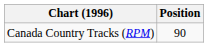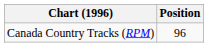(180, 32) 90 -> (180, 32) 96
